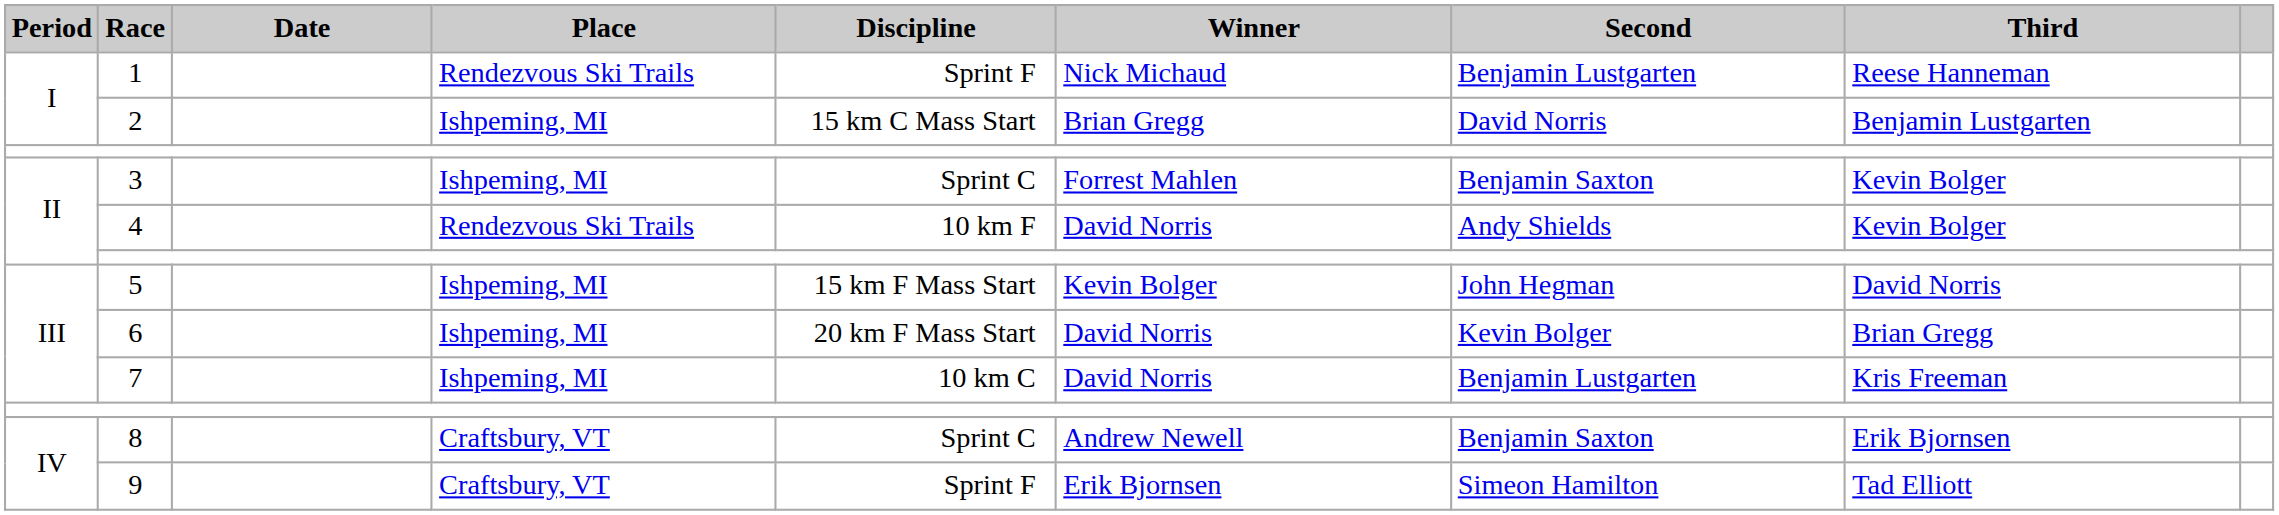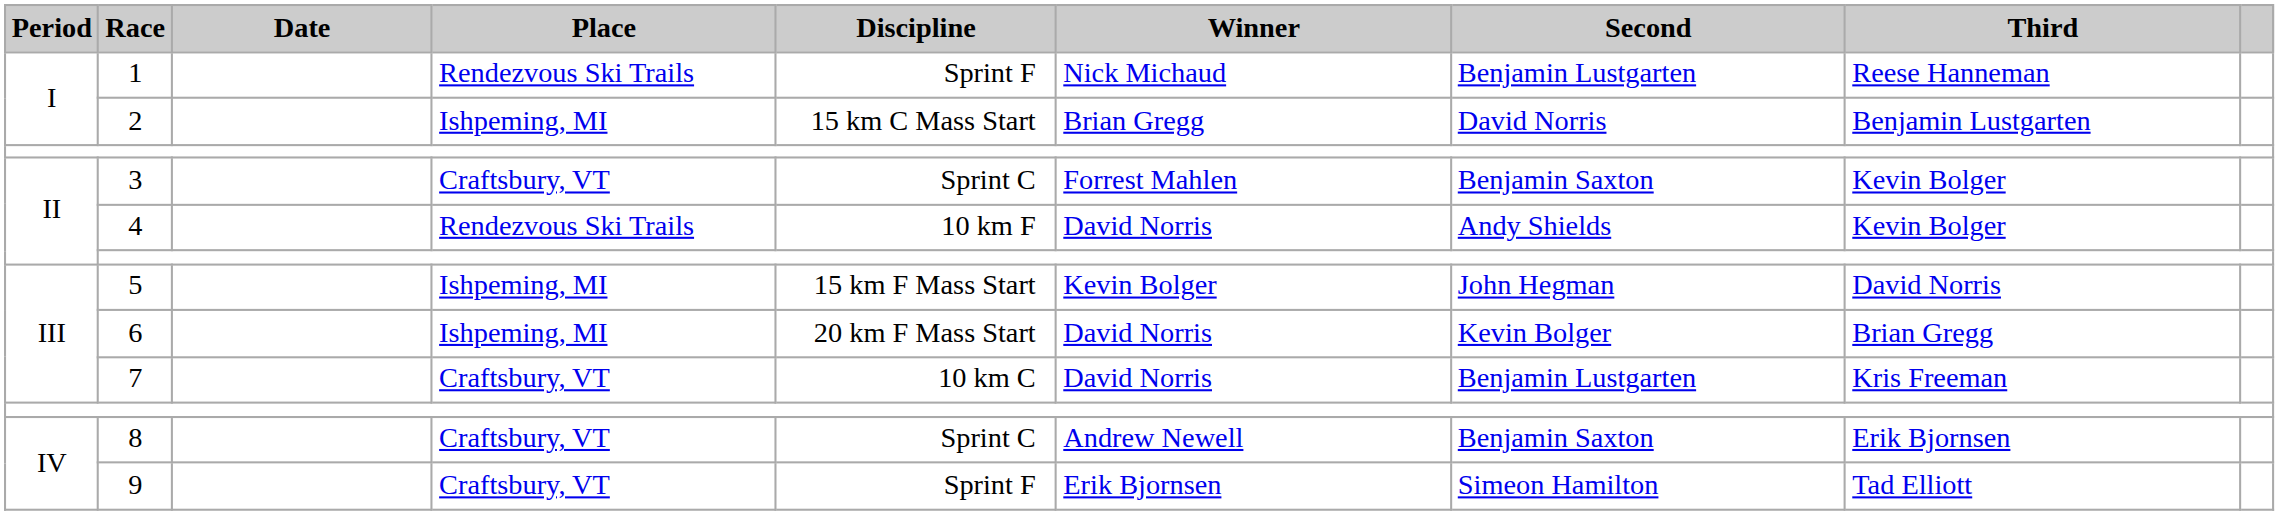(523, 179) Ishpeming, MI -> (524, 179) Craftsbury, VT
(523, 378) Ishpeming, MI -> (524, 378) Craftsbury, VT
